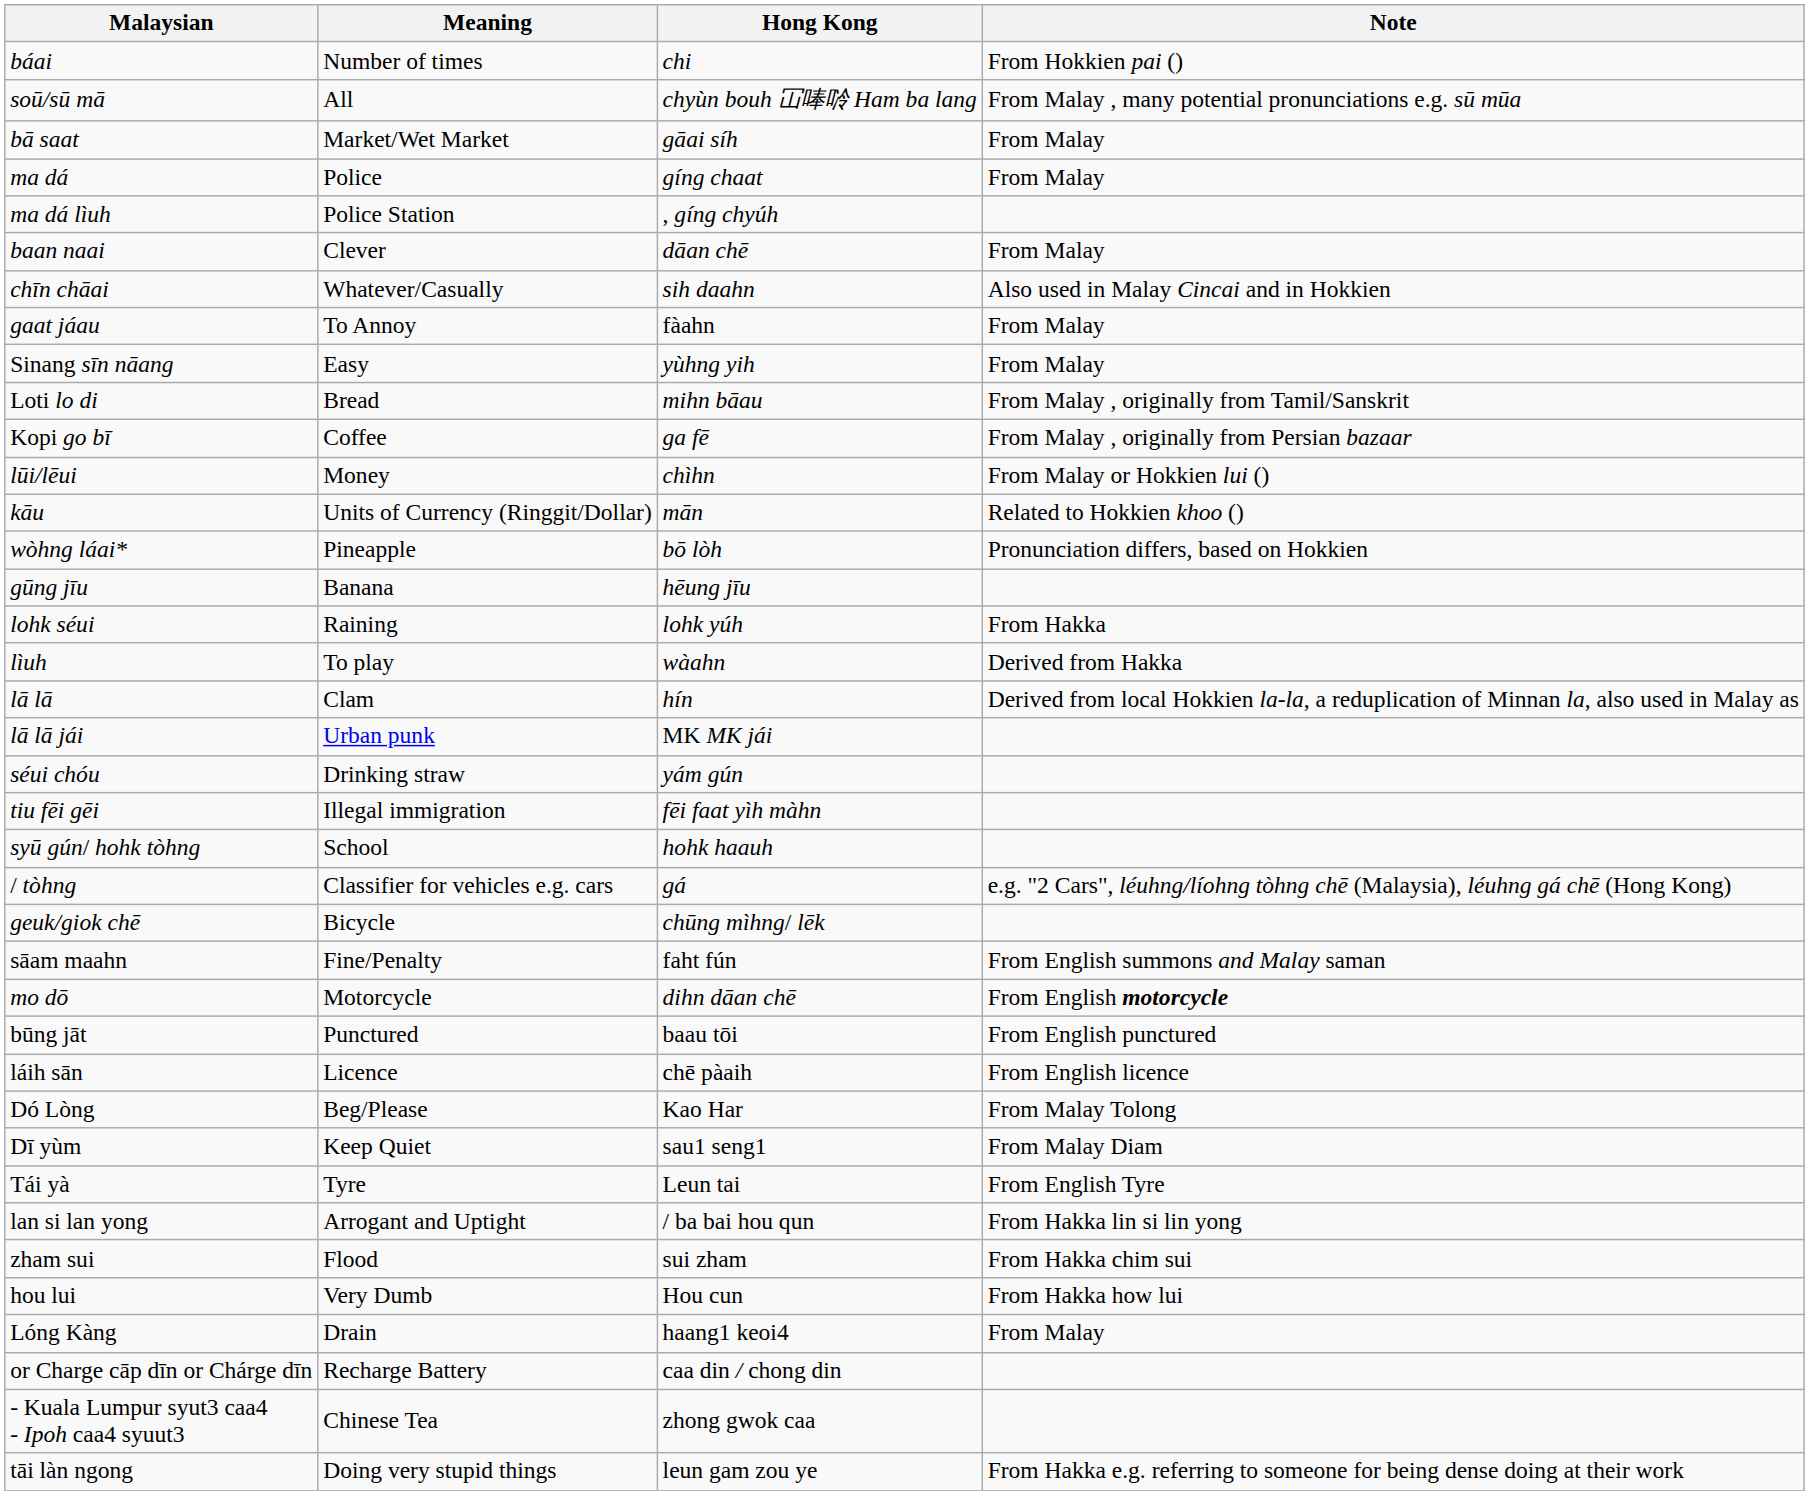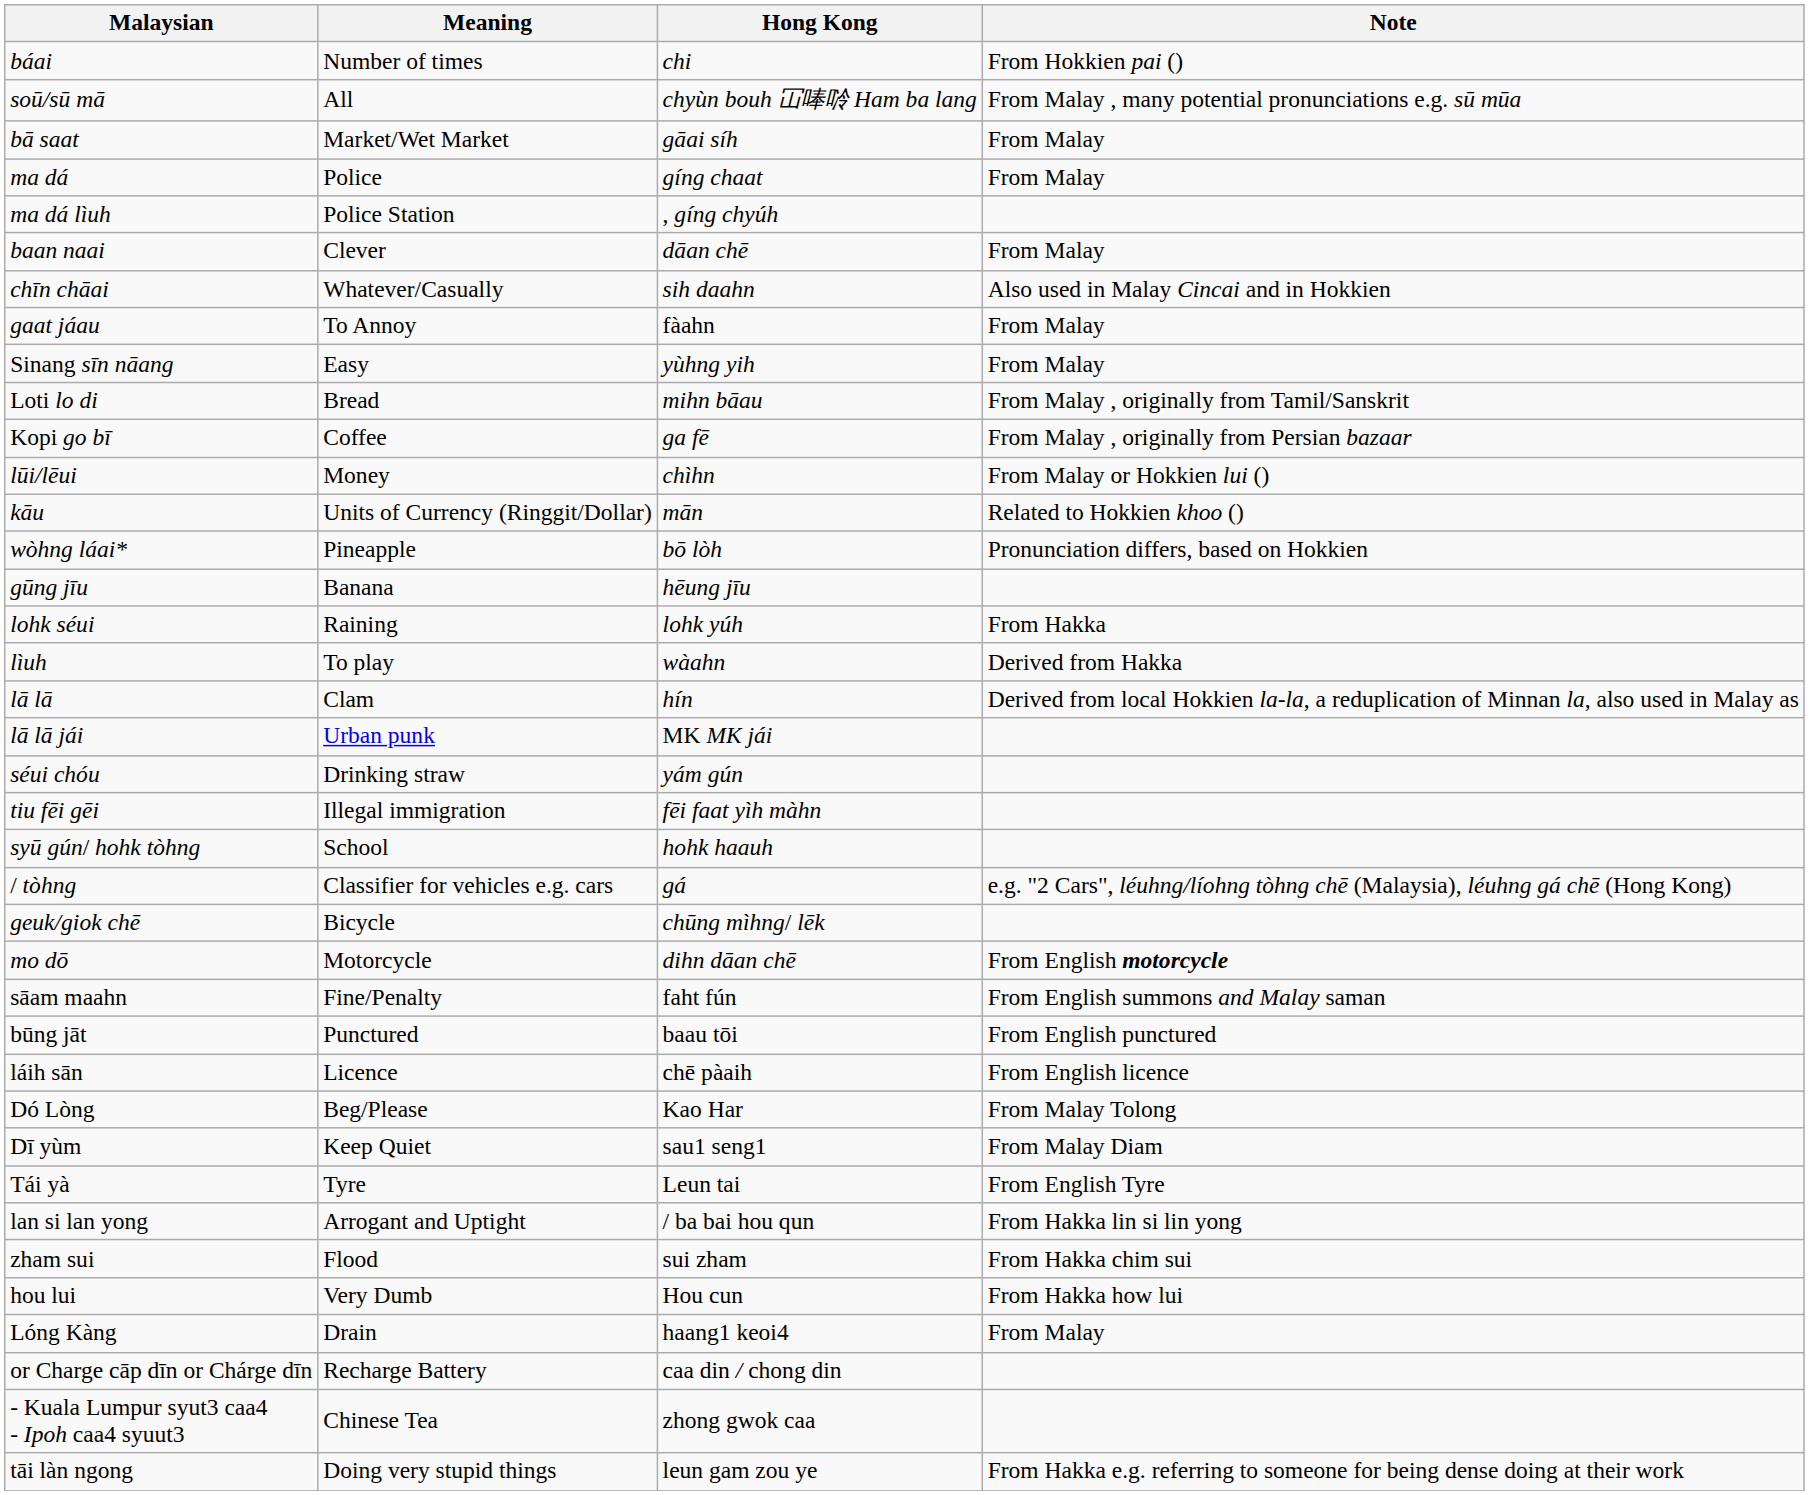rows swapped: (39, 997) <-> (69, 960)
